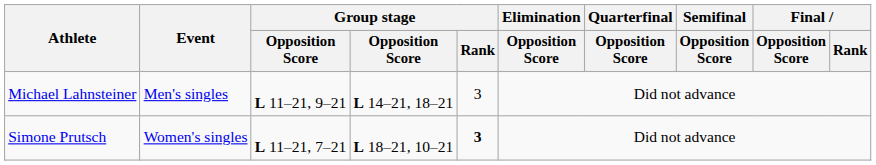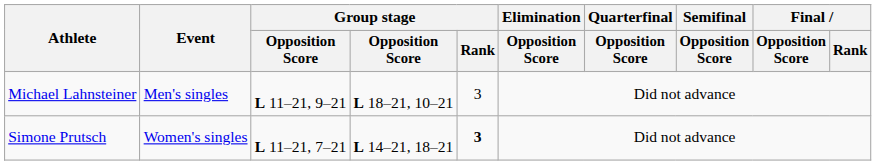(403, 103) L 14–21, 18–21 -> (403, 103) L 18–21, 10–21
(403, 147) L 18–21, 10–21 -> (403, 147) L 14–21, 18–21
